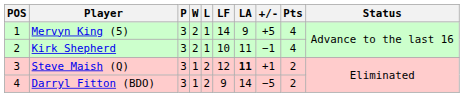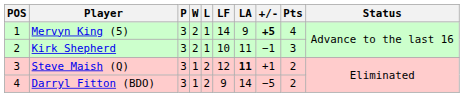(268, 31) normal -> (268, 31) bold
(293, 48) 4 -> (293, 48) 3
